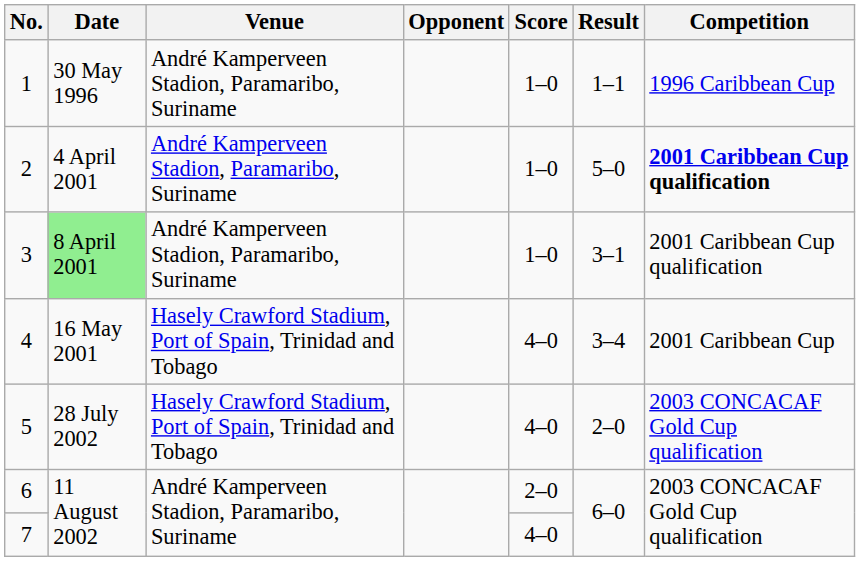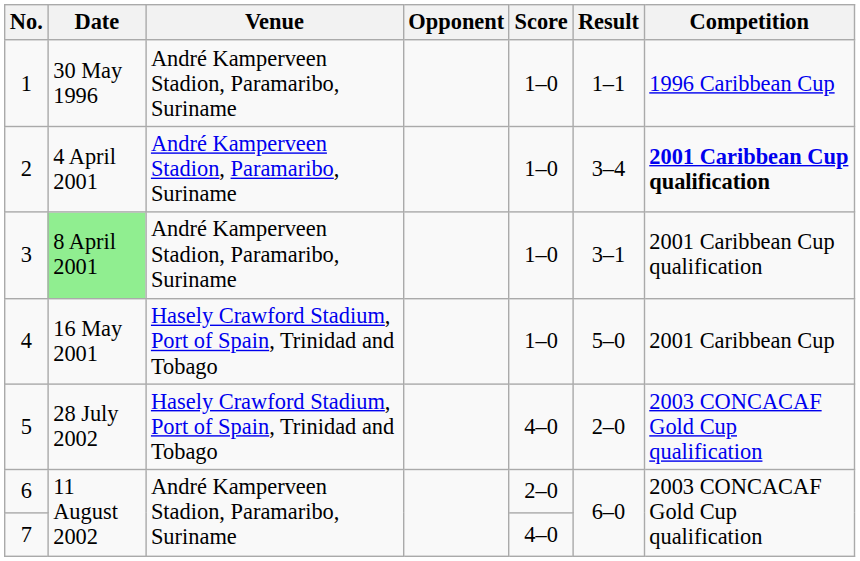(608, 168) 5–0 -> (608, 168) 3–4
(541, 340) 4–0 -> (541, 340) 1–0
(608, 340) 3–4 -> (608, 340) 5–0
